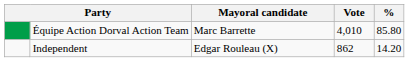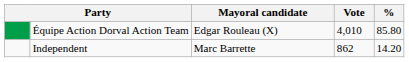(225, 30) Marc Barrette -> (236, 30) Edgar Rouleau (X)
(236, 48) Edgar Rouleau (X) -> (225, 48) Marc Barrette
